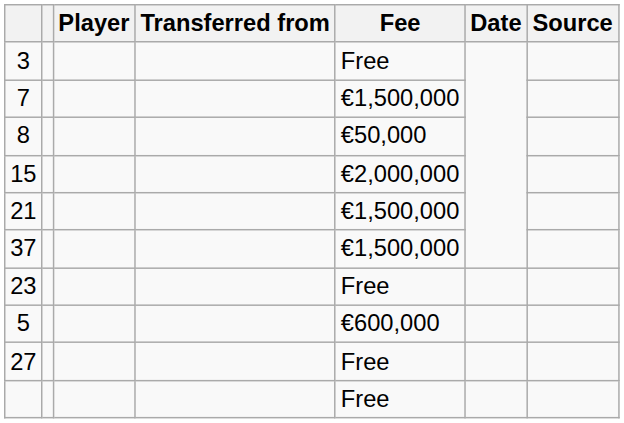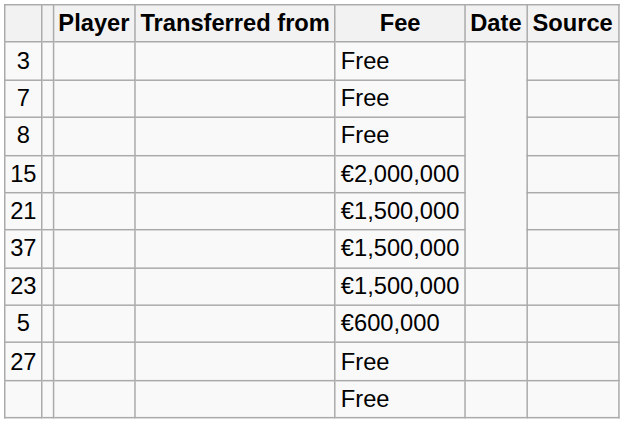(400, 98) €1,500,000 -> (365, 98) Free
(384, 135) €50,000 -> (365, 135) Free
(365, 286) Free -> (400, 286) €1,500,000
